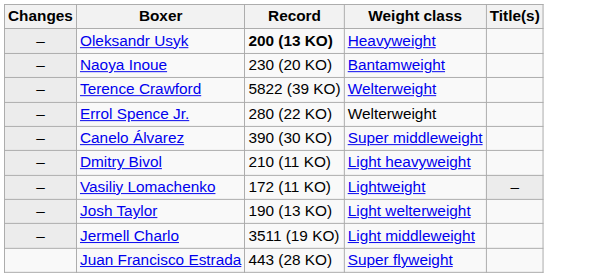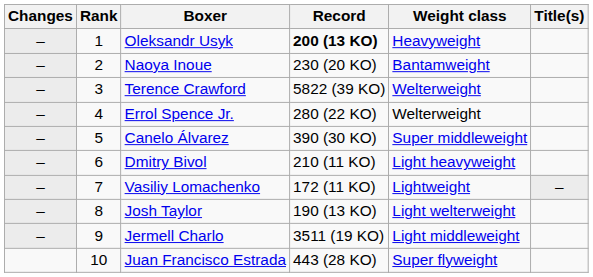+ column: (99, 16)
